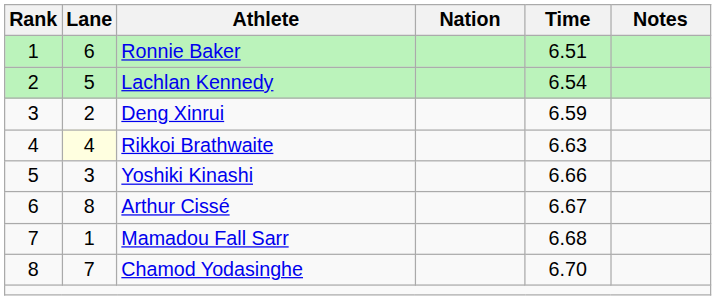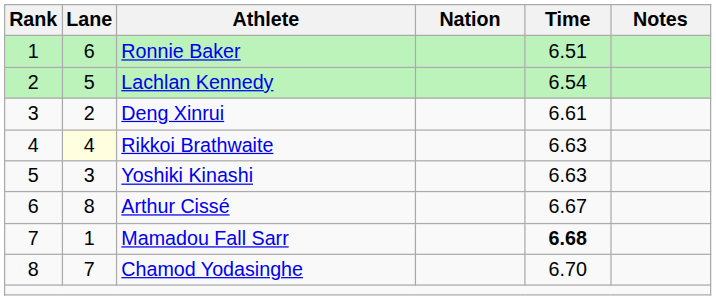(568, 113) 6.59 -> (568, 113) 6.61
(568, 176) 6.66 -> (568, 176) 6.63
(568, 238) normal -> (568, 238) bold
